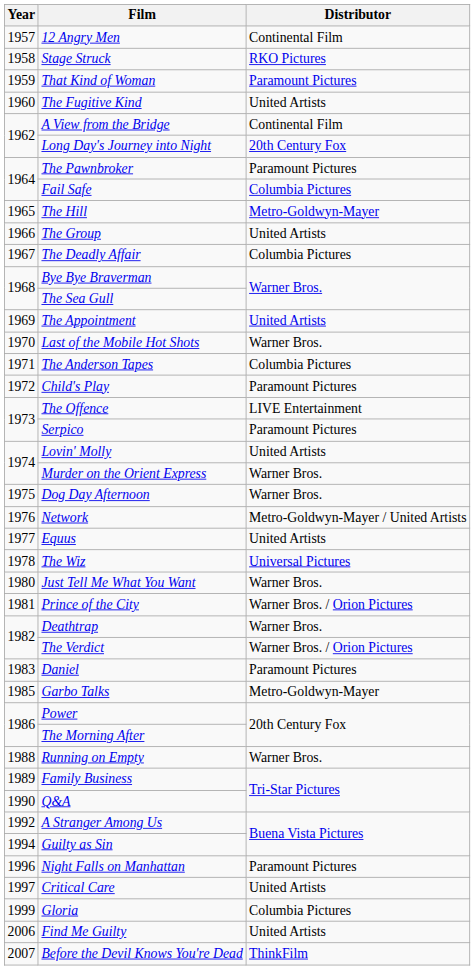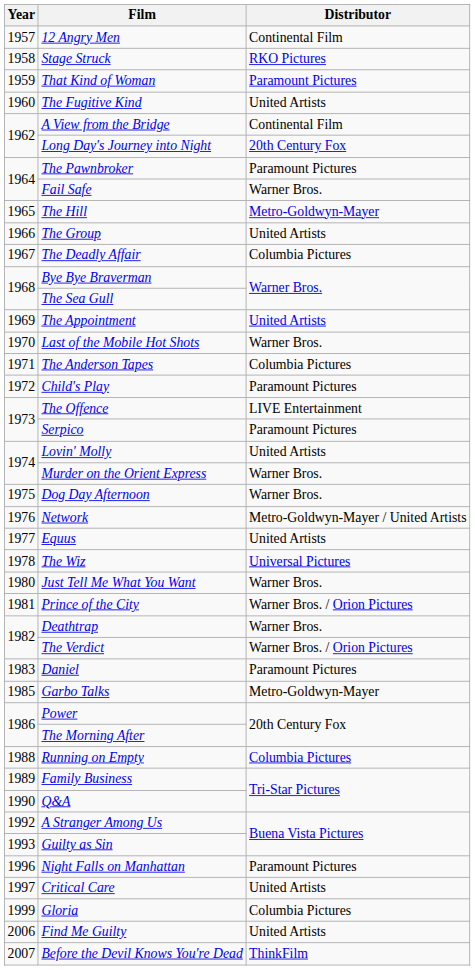(300, 189) Columbia Pictures -> (286, 189) Warner Bros.
(286, 757) Warner Bros. -> (300, 757) Columbia Pictures
(21, 844) 1994 -> (21, 844) 1993
